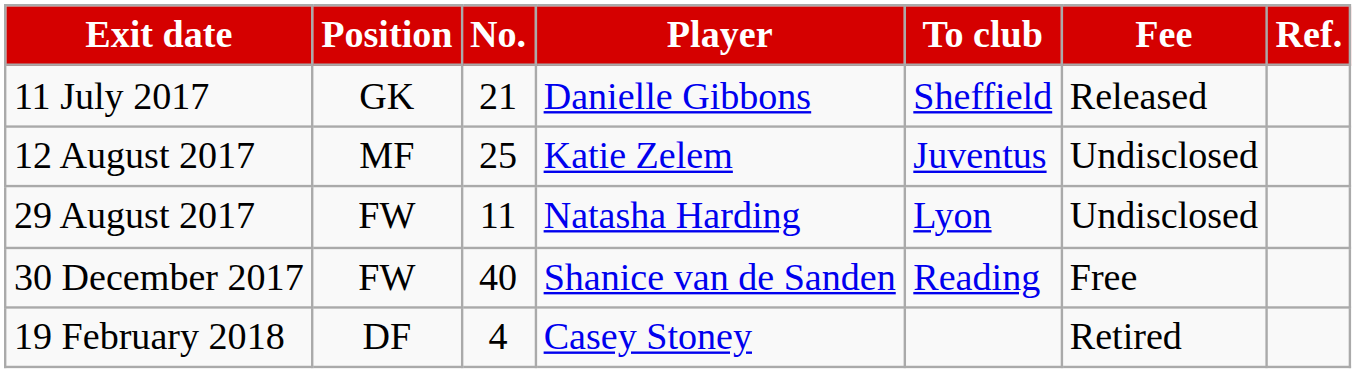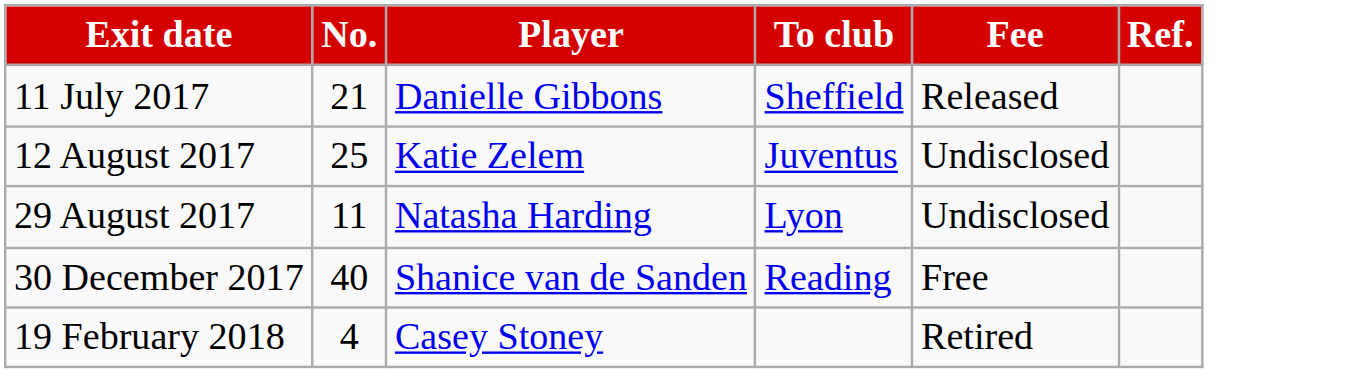- column: (387, 34)
